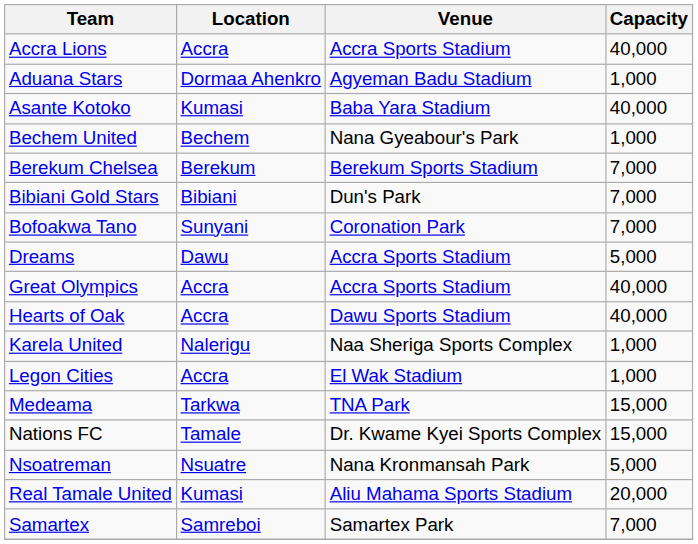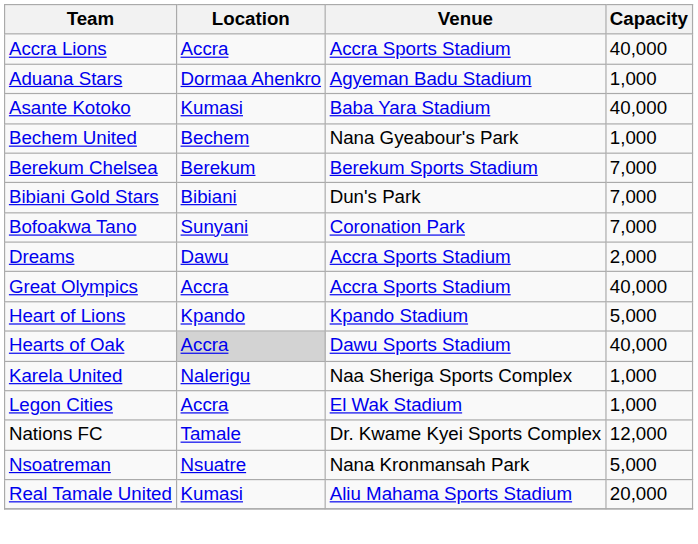(633, 256) 5,000 -> (633, 256) 2,000
+ row: (67, 316)
(204, 316) no background -> (204, 345) lightgrey background
- row: (51, 405)
(638, 434) 15,000 -> (638, 434) 12,000
- row: (49, 524)
